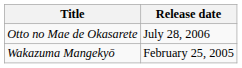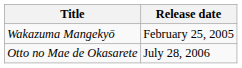rows swapped: (61, 53) <-> (72, 33)
